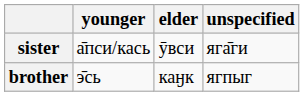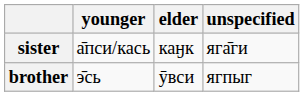(176, 47) ӯвси -> (176, 47) каӈк
(176, 76) каӈк -> (176, 76) ӯвси
